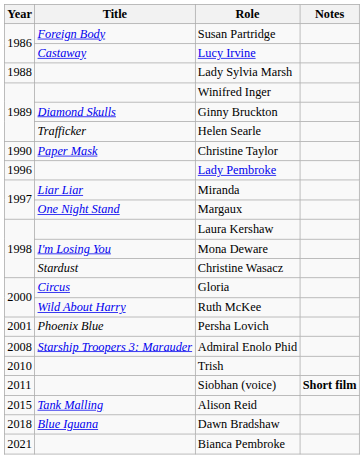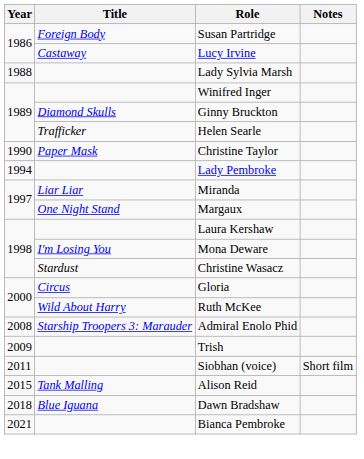(20, 170) 1996 -> (20, 170) 1994
- row: (233, 326)
(20, 365) 2010 -> (20, 346) 2009
(330, 385) bold -> (328, 365) normal
